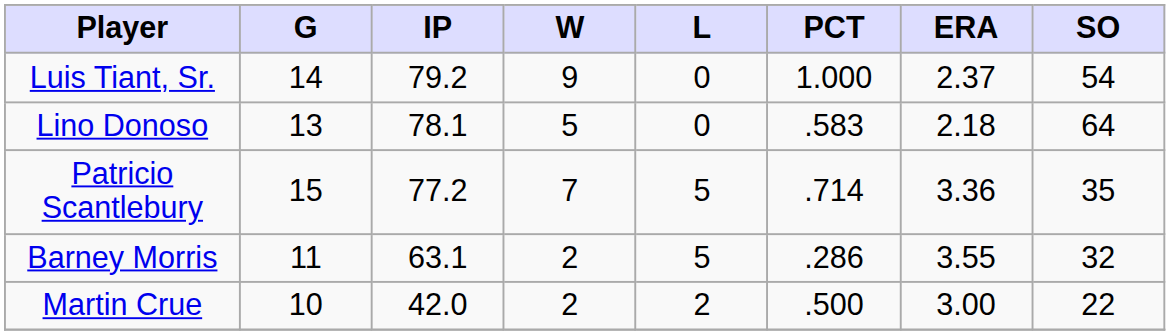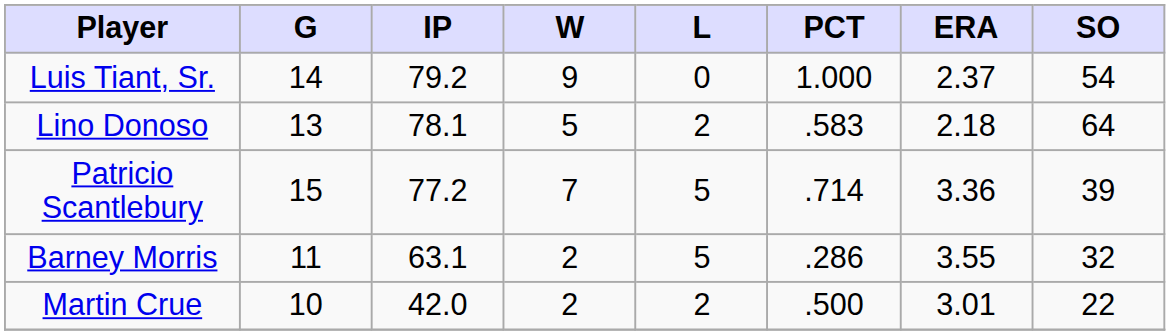(702, 125) 0 -> (702, 125) 2
(1098, 191) 35 -> (1098, 191) 39
(966, 305) 3.00 -> (966, 305) 3.01
